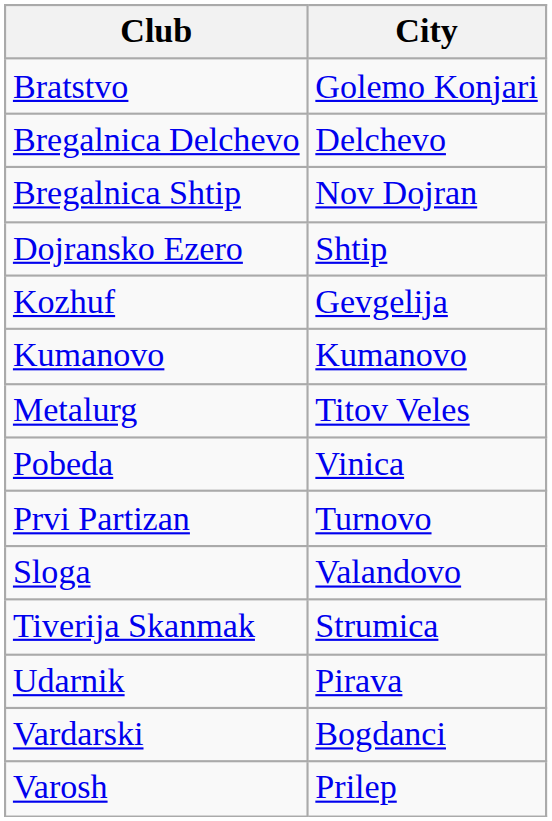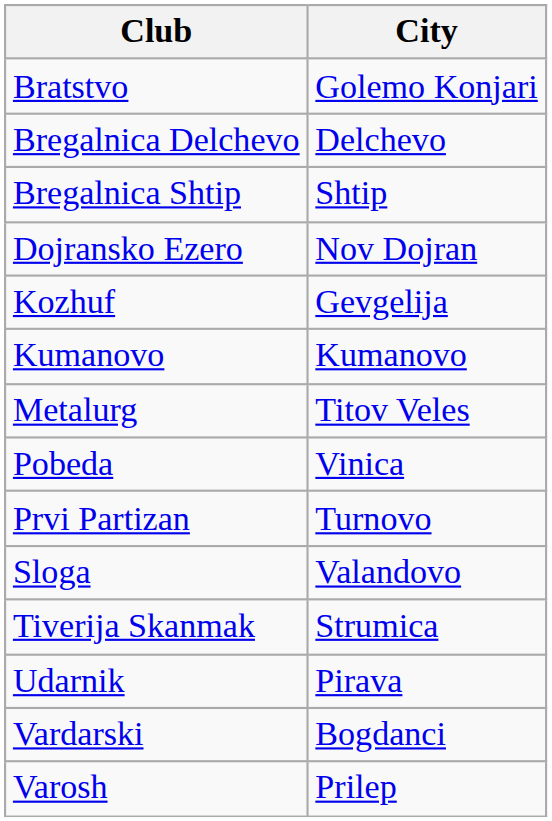(396, 193) Nov Dojran -> (351, 193) Shtip
(351, 247) Shtip -> (396, 247) Nov Dojran
